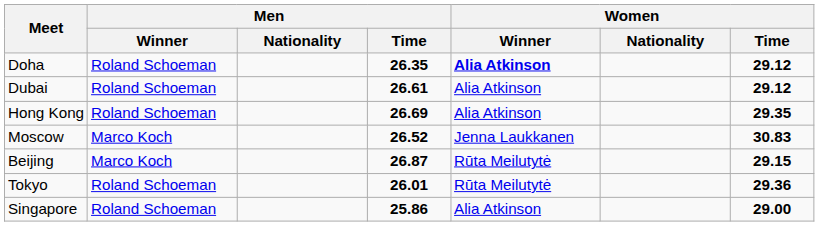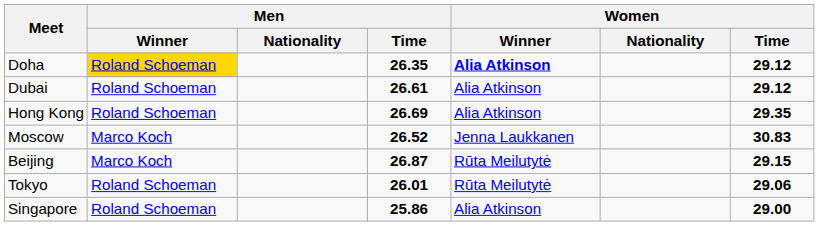(154, 64) no background -> (154, 64) gold background
(772, 185) 29.36 -> (772, 185) 29.06
